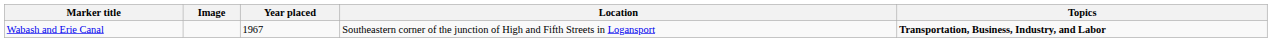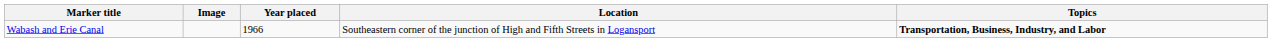(253, 29) 1967 -> (253, 29) 1966
